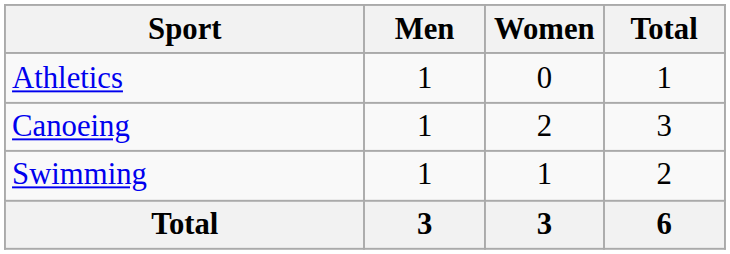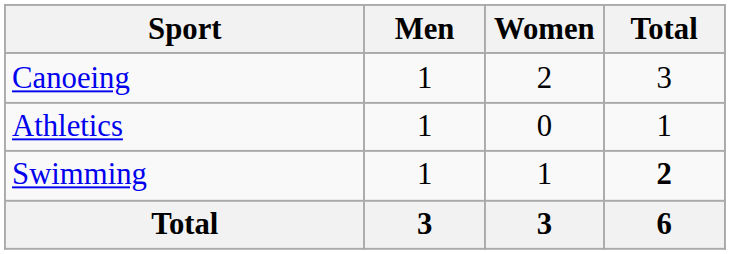rows swapped: (67, 77) <-> (71, 126)
(664, 175) normal -> (664, 175) bold
